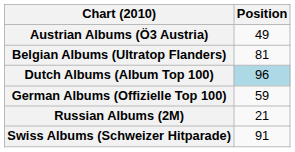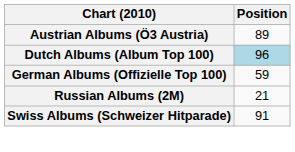(262, 34) 49 -> (262, 34) 89
- row: (119, 55)
